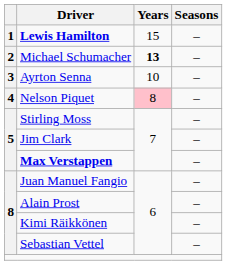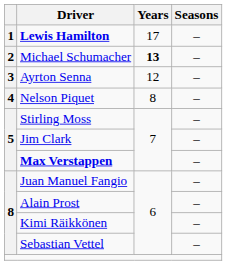(153, 35) 15 -> (153, 35) 17
(153, 77) 10 -> (153, 77) 12
(153, 98) pink background -> (153, 98) no background
